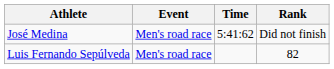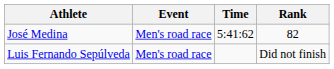(293, 34) Did not finish -> (293, 34) 82
(293, 54) 82 -> (293, 54) Did not finish
